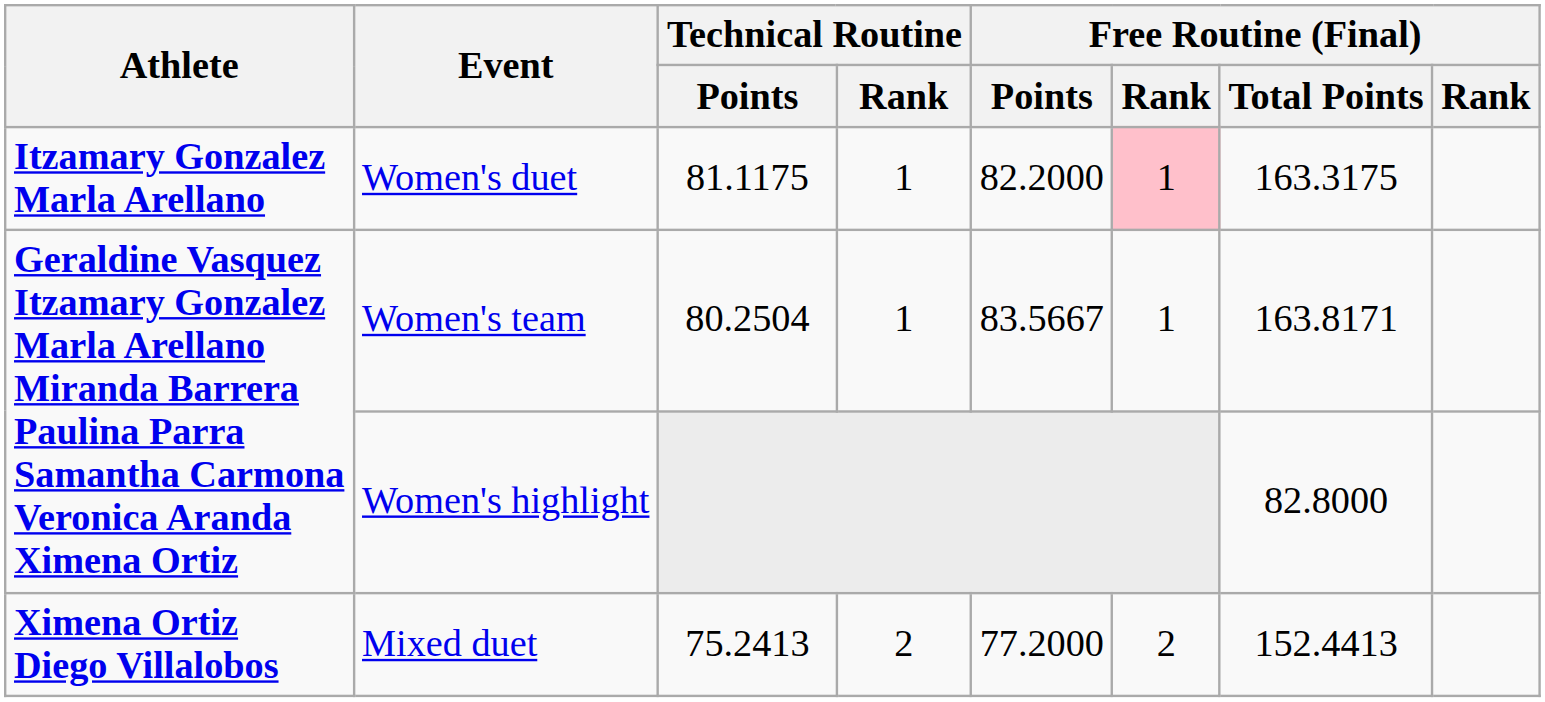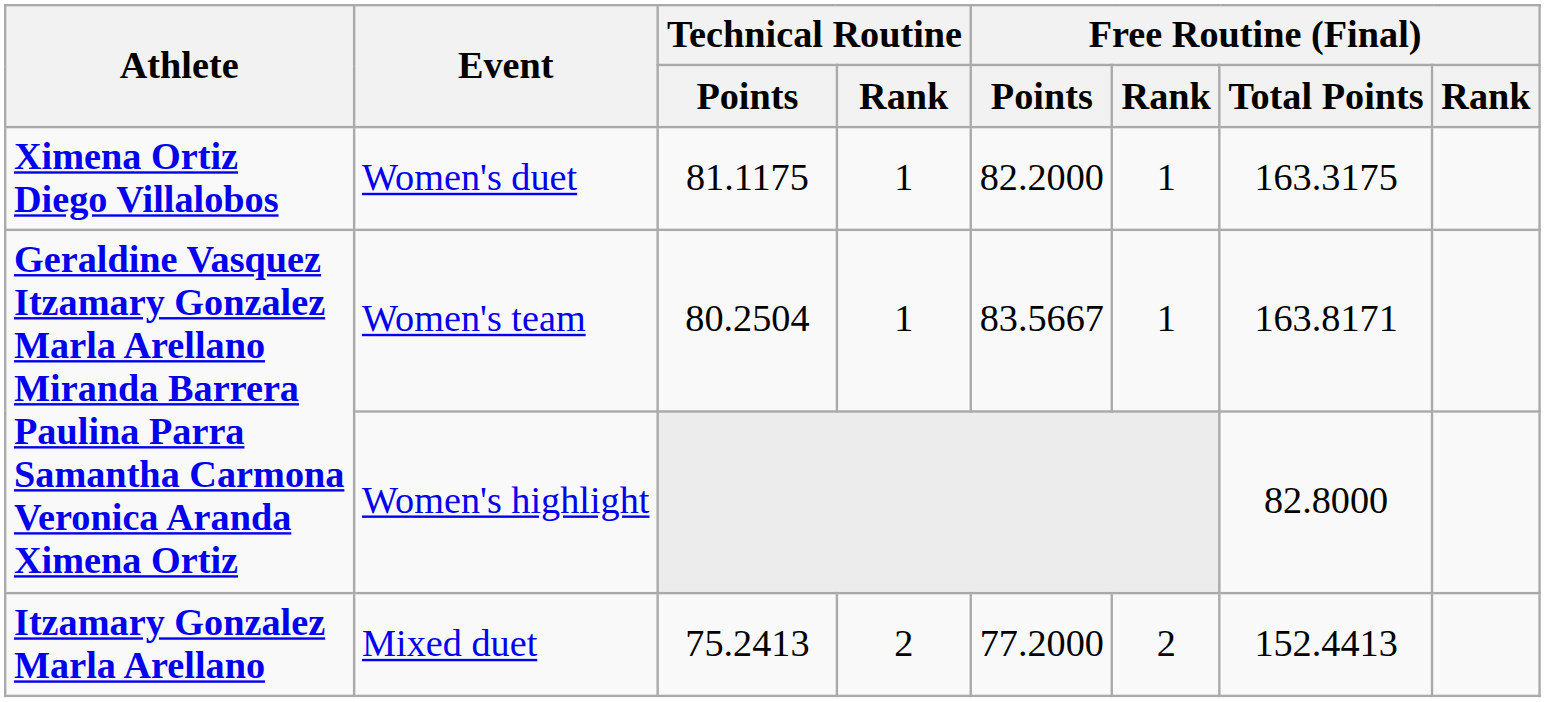(170, 177) Itzamary Gonzalez Marla Arellano -> (146, 177) Ximena Ortiz Diego Villalobos
(1166, 177) pink background -> (1166, 177) no background
(146, 643) Ximena Ortiz Diego Villalobos -> (170, 643) Itzamary Gonzalez Marla Arellano
